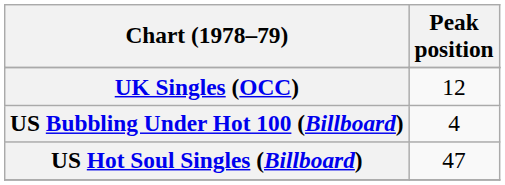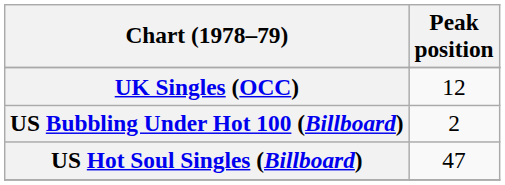(454, 123) 4 -> (454, 123) 2
